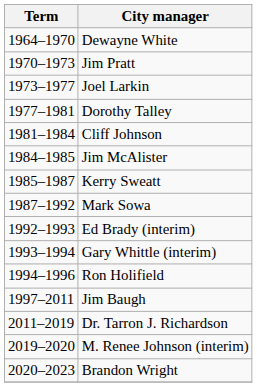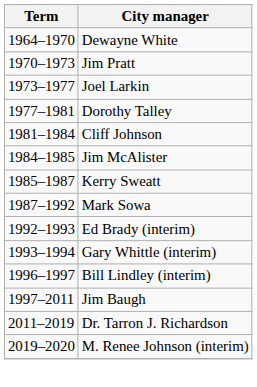- row: (123, 275)
+ row: (146, 275)
- row: (130, 370)
